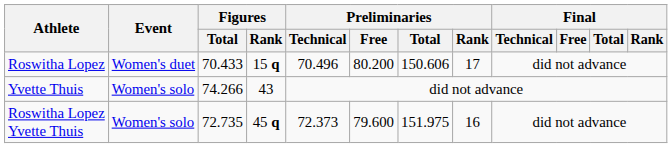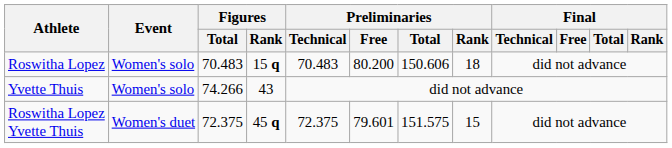(153, 64) Women's duet -> (153, 64) Women's solo
(222, 64) 70.433 -> (222, 64) 70.483
(318, 64) 70.496 -> (318, 64) 70.483
(472, 64) 17 -> (472, 64) 18
(153, 122) Women's solo -> (153, 122) Women's duet
(222, 122) 72.735 -> (222, 122) 72.375
(318, 122) 72.373 -> (318, 122) 72.375
(374, 122) 79.600 -> (374, 122) 79.601
(425, 122) 151.975 -> (425, 122) 151.575
(472, 122) 16 -> (472, 122) 15
